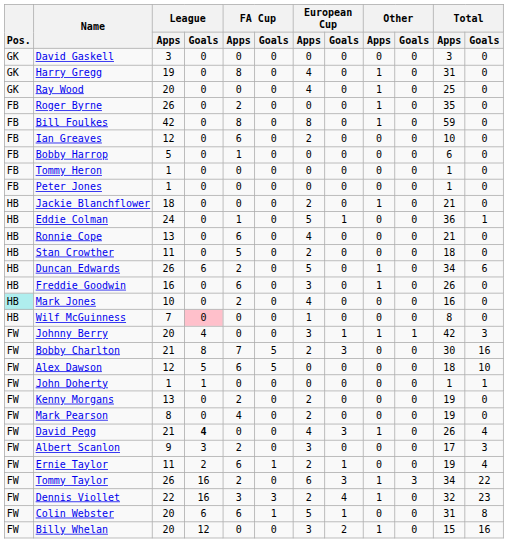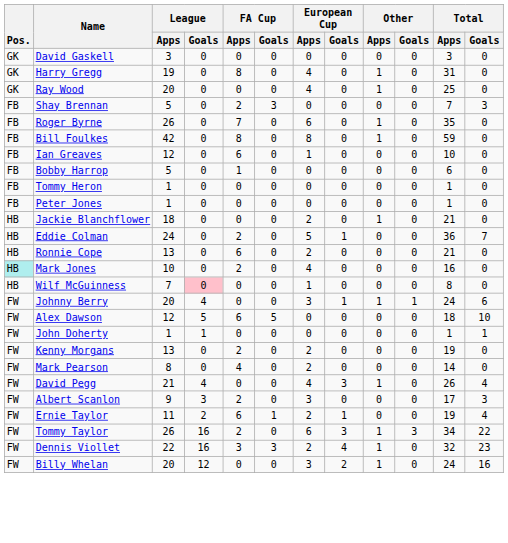+ row: (72, 106)
(239, 106) 2 -> (239, 122) 7
(309, 106) 0 -> (309, 122) 6
(309, 138) 2 -> (309, 155) 1
(239, 220) 1 -> (239, 236) 2
(484, 220) 1 -> (484, 236) 7
(309, 236) 4 -> (309, 252) 2
- row: (75, 252)
- row: (78, 269)
- row: (81, 285)
(449, 334) 42 -> (449, 301) 24
(484, 334) 3 -> (484, 301) 6
- row: (78, 350)
(449, 416) 19 -> (449, 367) 14
(204, 432) bold -> (204, 383) normal
- row: (75, 514)
(449, 530) 15 -> (449, 465) 24
